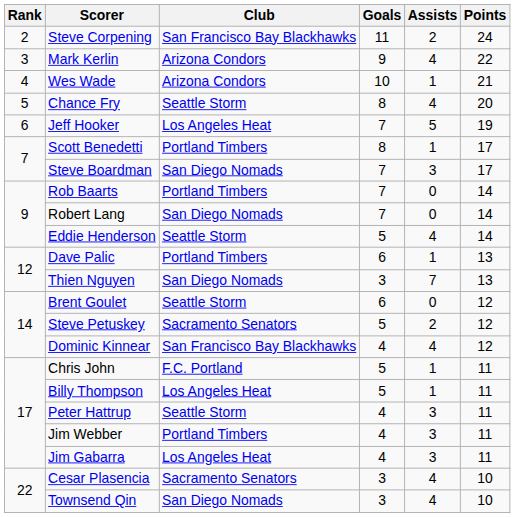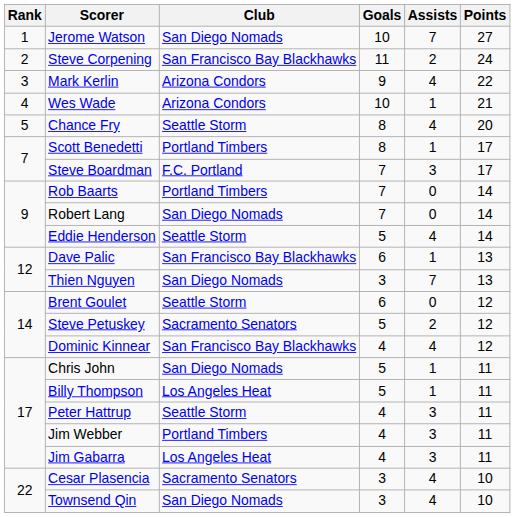+ row: (97, 37)
- row: (84, 125)
(222, 170) San Diego Nomads -> (202, 170) F.C. Portland
(215, 258) Portland Timbers -> (259, 258) San Francisco Bay Blackhawks
(202, 368) F.C. Portland -> (222, 368) San Diego Nomads
